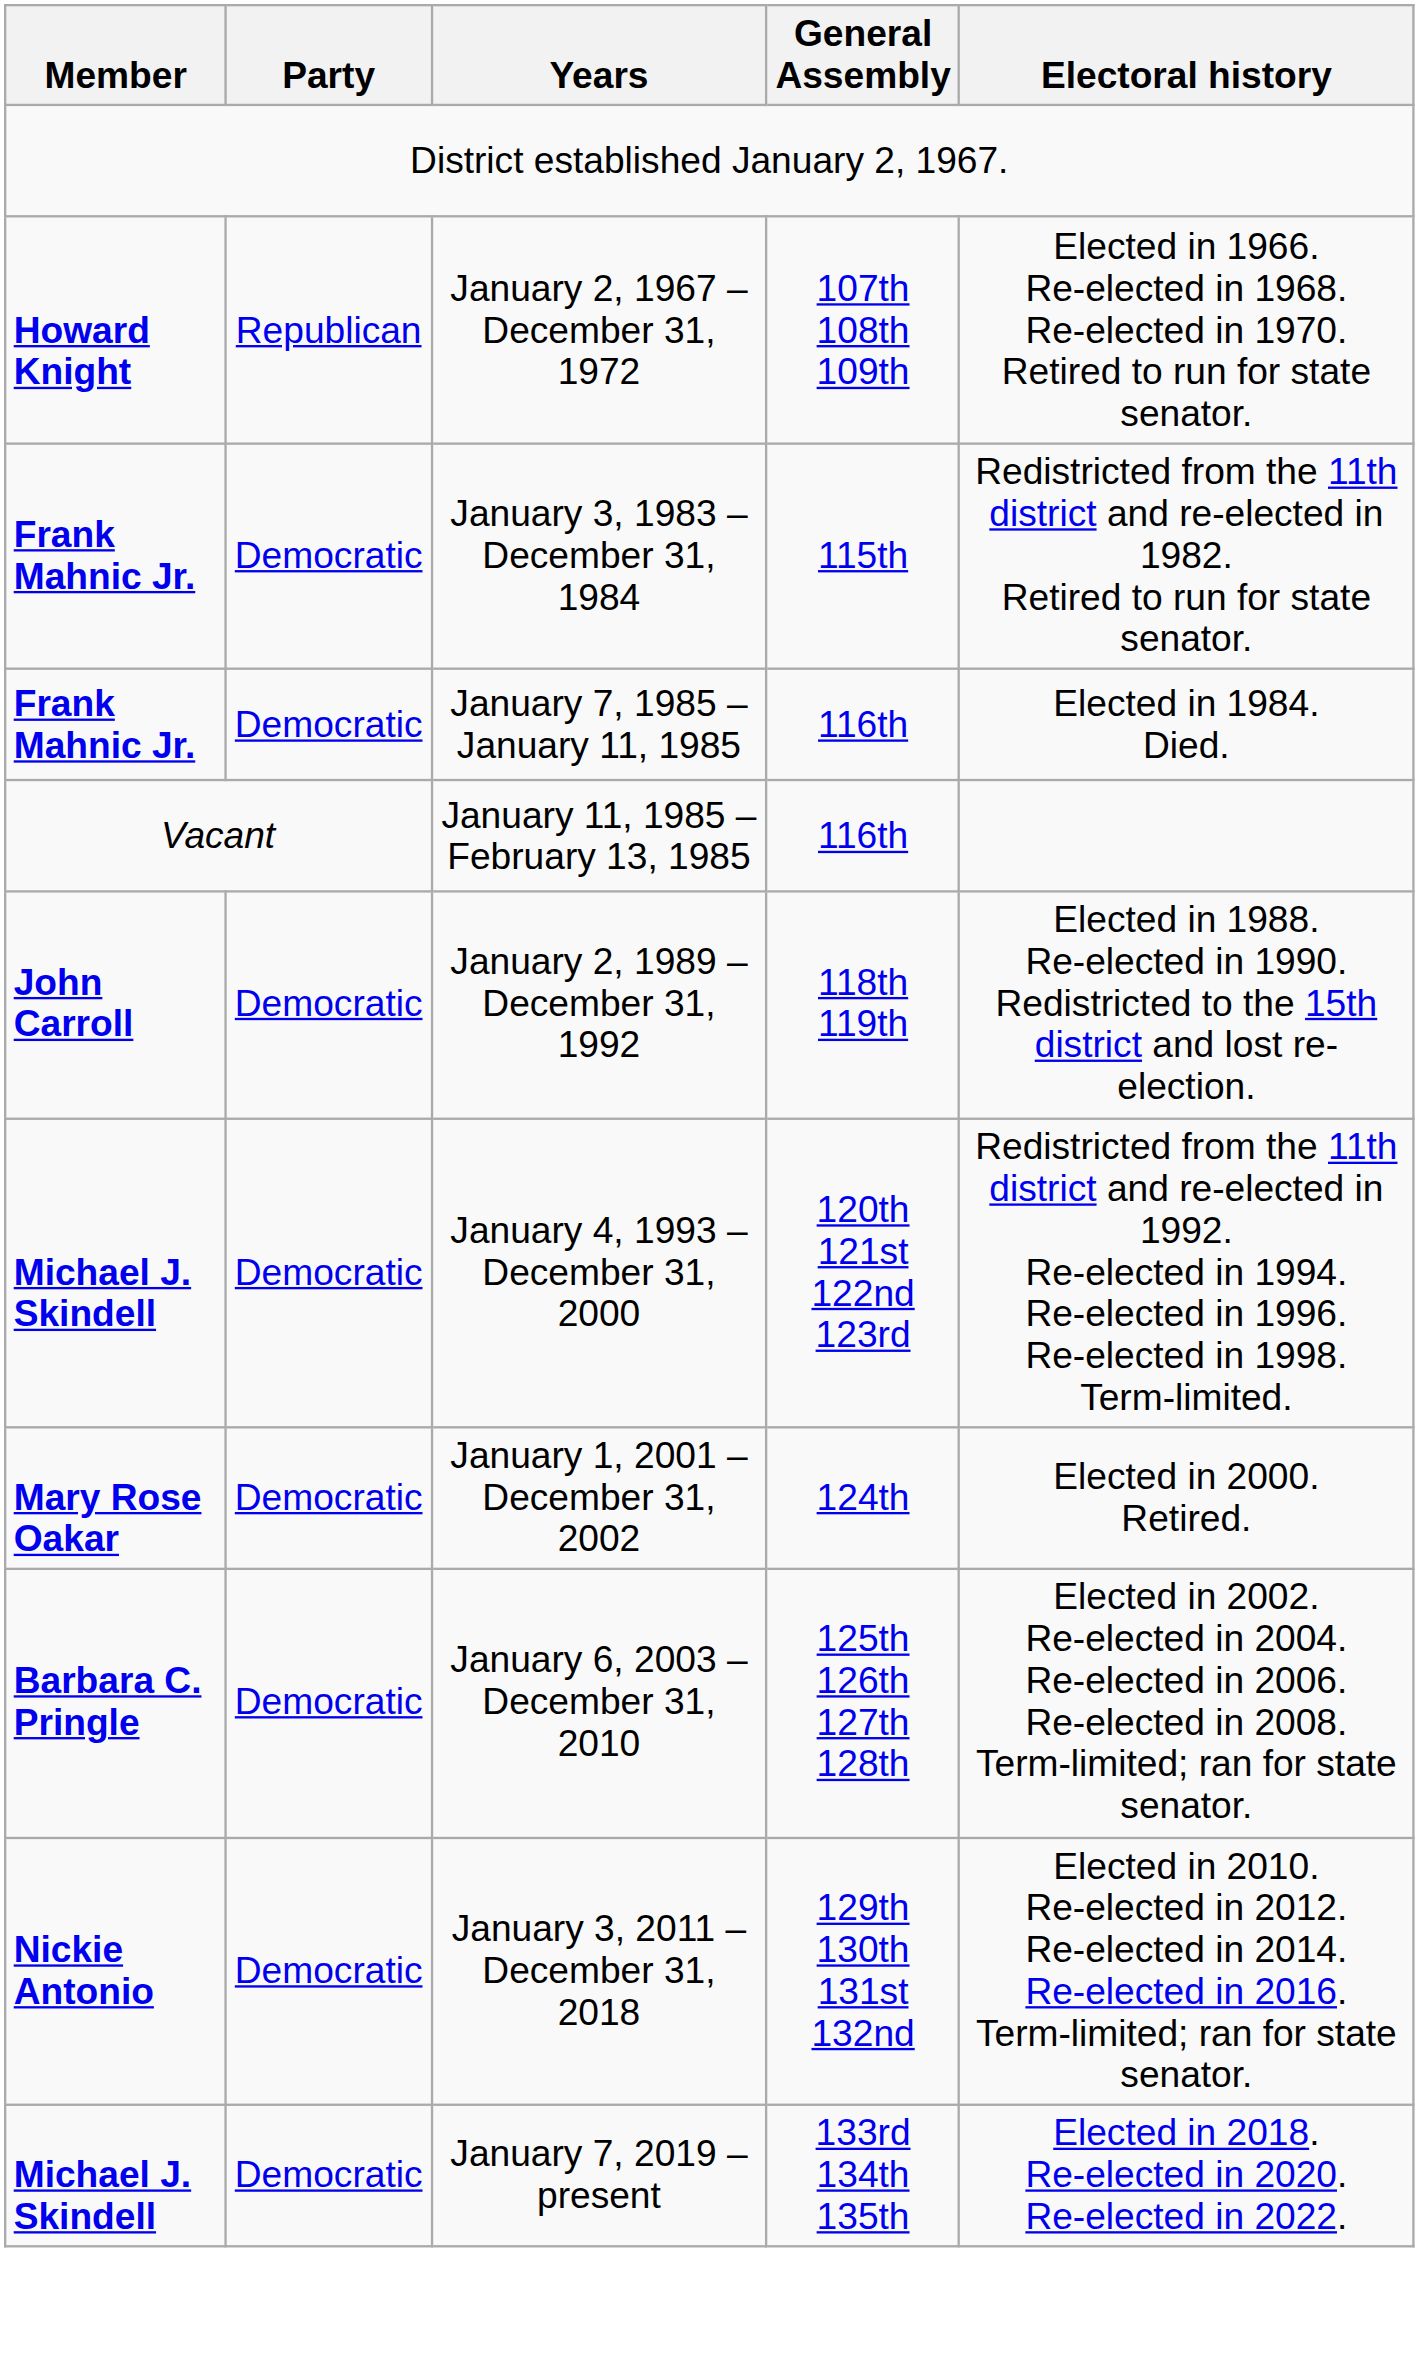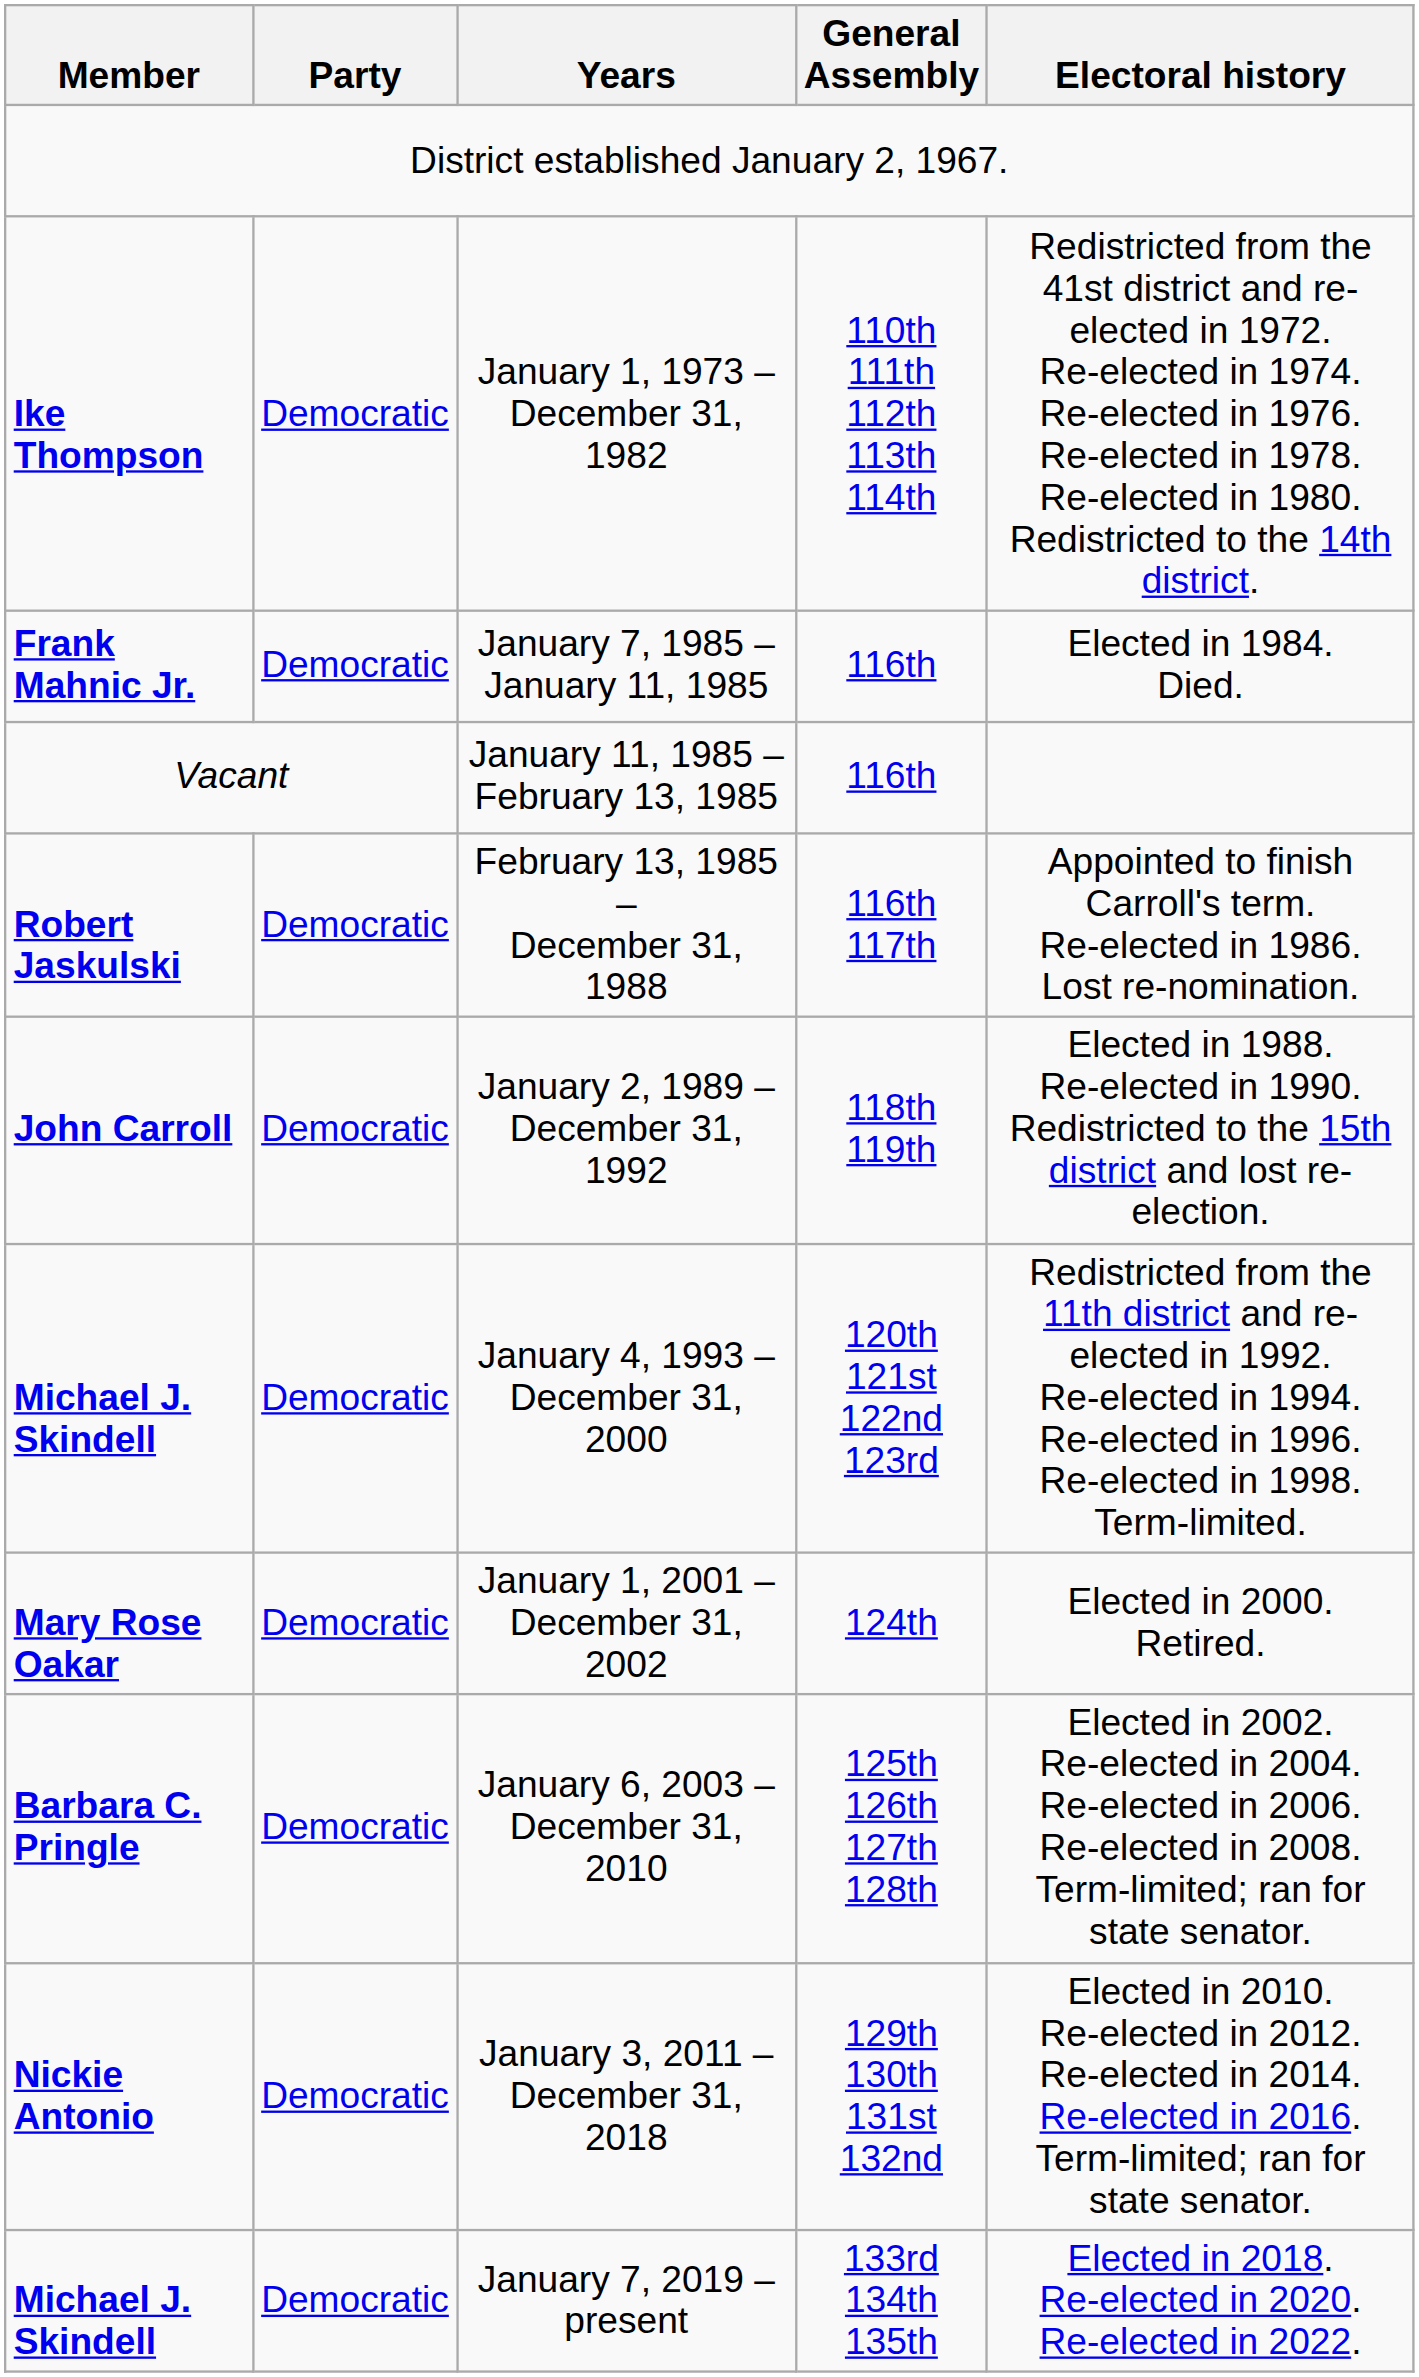- row: (599, 329)
+ row: (626, 412)
- row: (599, 555)
+ row: (626, 924)
